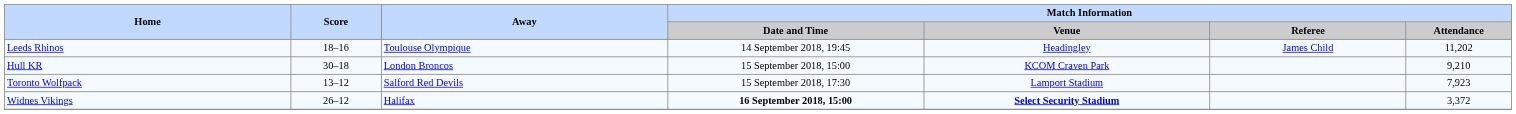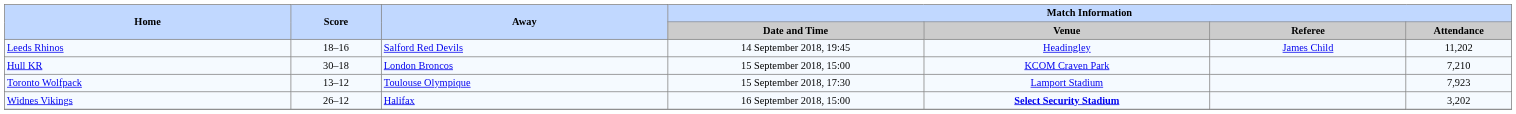(427, 48) Toulouse Olympique -> (423, 48) Salford Red Devils
(1459, 65) 9,210 -> (1459, 65) 7,210
(423, 83) Salford Red Devils -> (427, 83) Toulouse Olympique
(796, 100) bold -> (796, 100) normal
(1459, 100) 3,372 -> (1459, 100) 3,202
